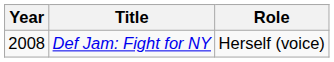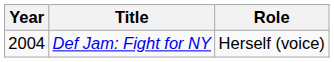(27, 43) 2008 -> (27, 43) 2004
